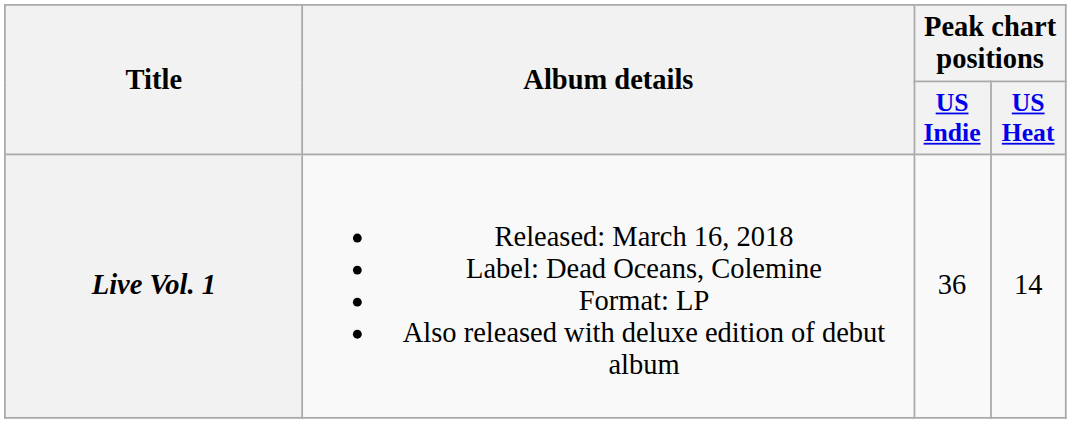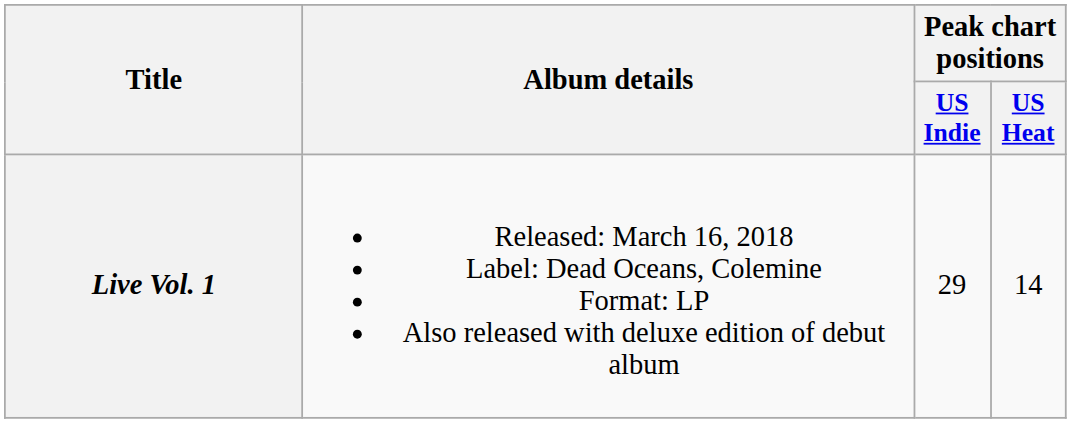(952, 285) 36 -> (952, 285) 29
